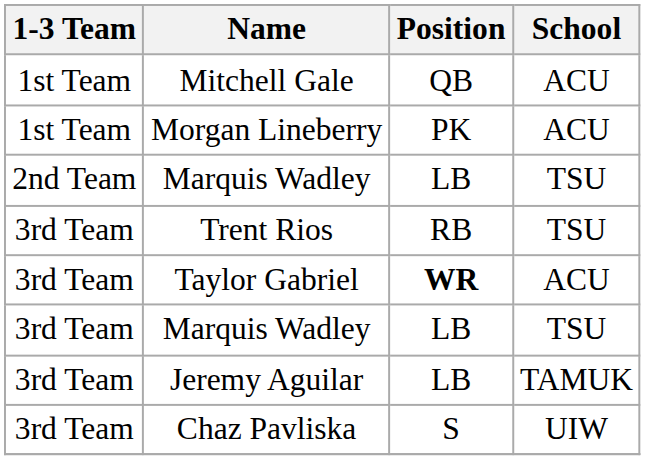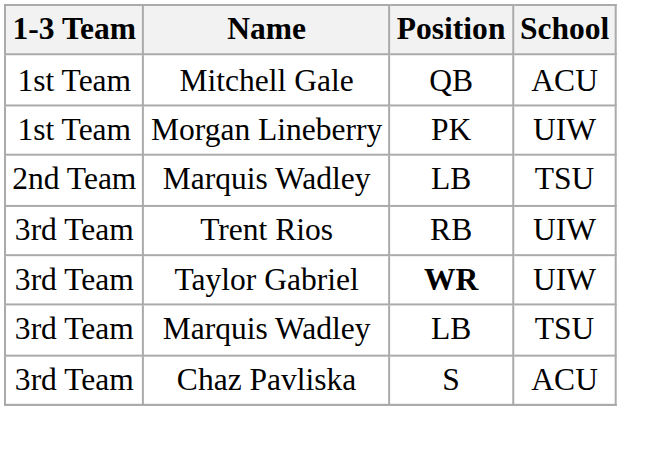(576, 129) ACU -> (565, 129) UIW
(576, 229) TSU -> (565, 229) UIW
(576, 279) ACU -> (565, 279) UIW
- row: (74, 379)
(576, 429) UIW -> (565, 379) ACU
